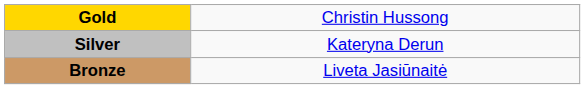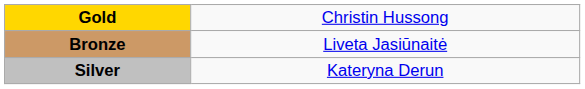rows swapped: (97, 44) <-> (97, 70)
